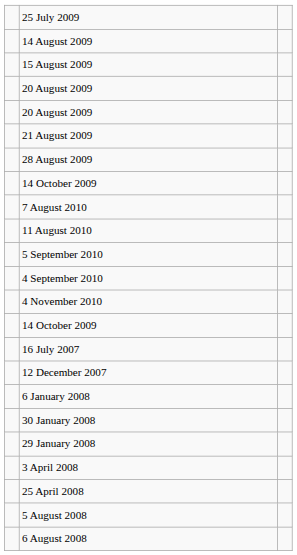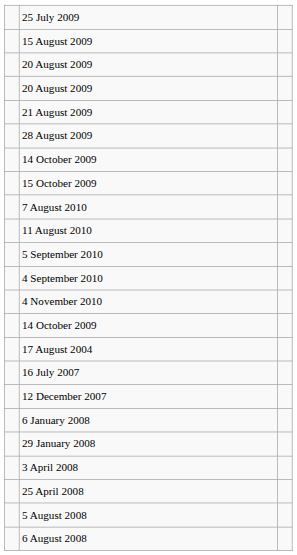- row: (12, 41)
+ row: (12, 183)
+ row: (12, 349)
- row: (12, 420)
